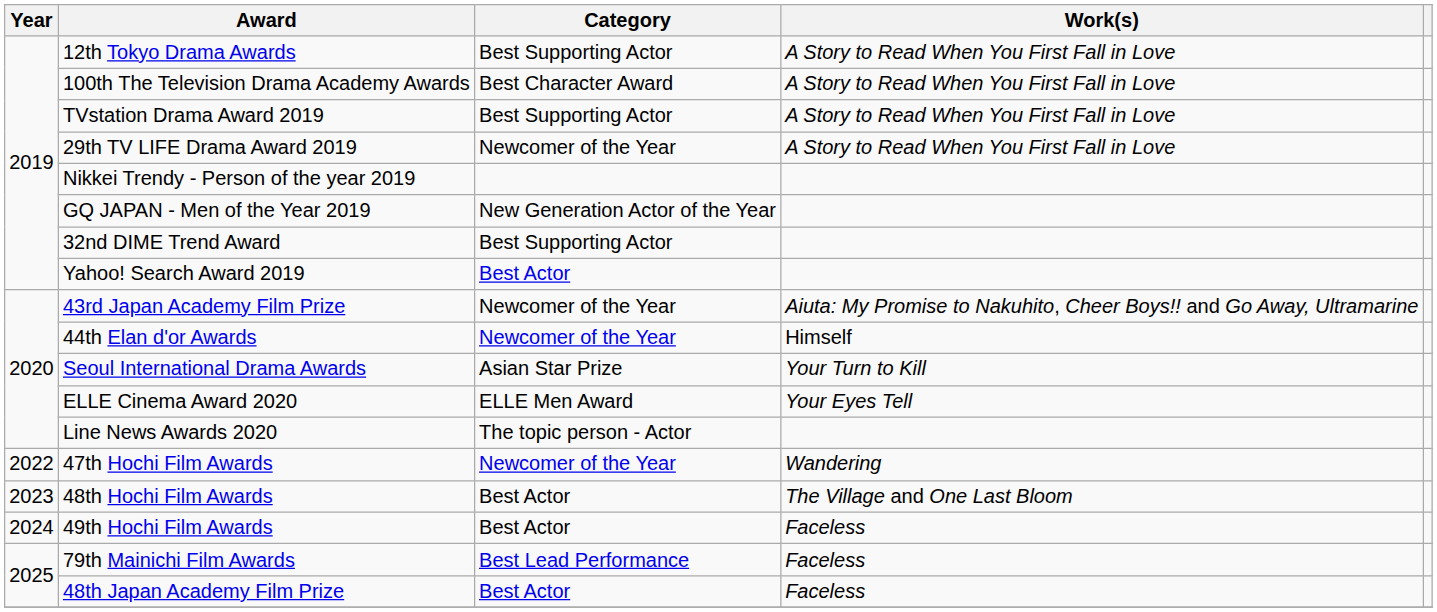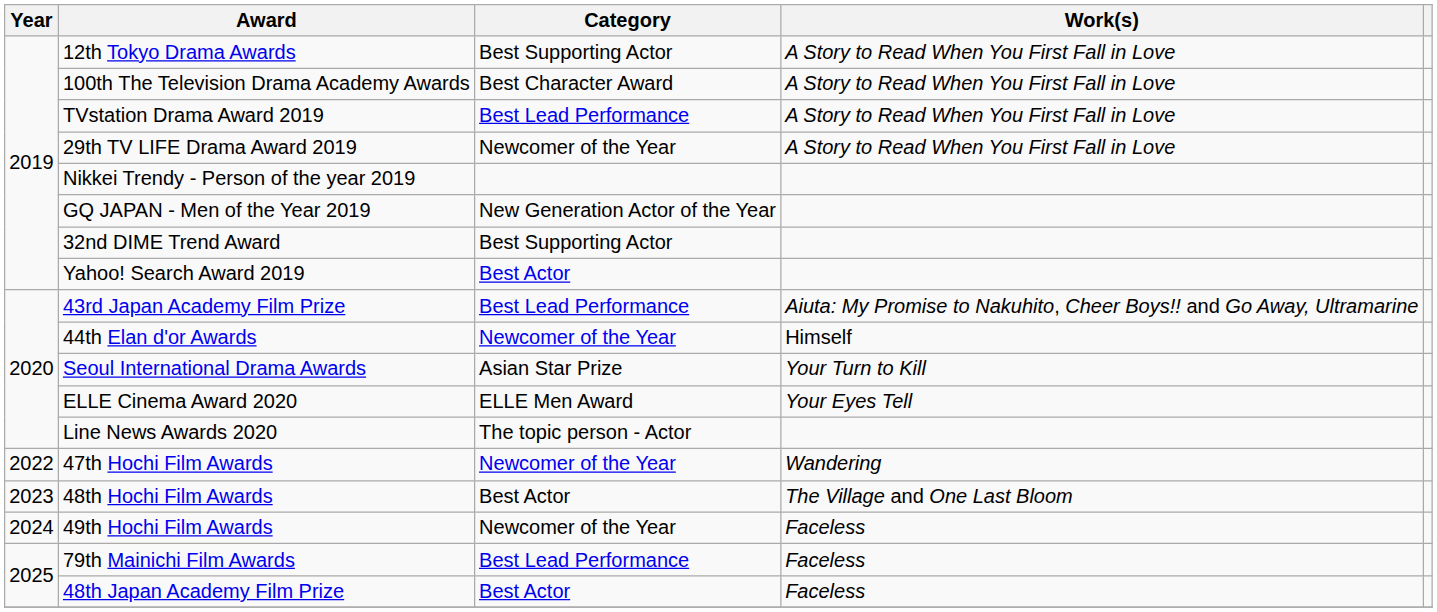(576, 115) Best Supporting Actor -> (584, 115) Best Lead Performance
(577, 305) Newcomer of the Year -> (584, 305) Best Lead Performance
(525, 527) Best Actor -> (577, 527) Newcomer of the Year
